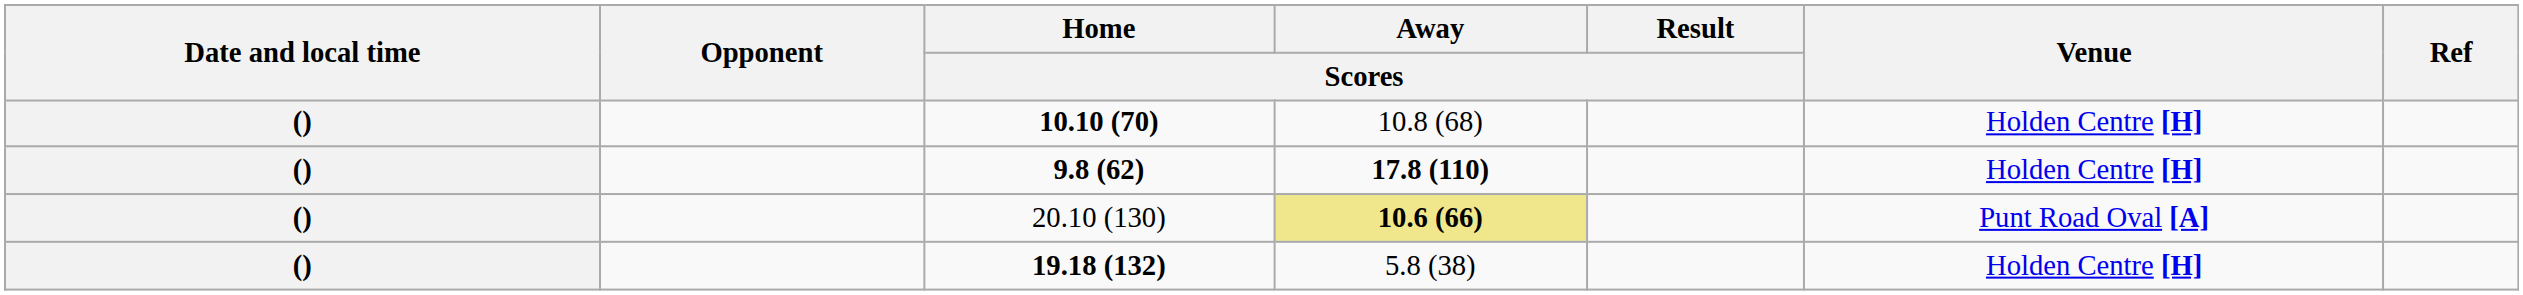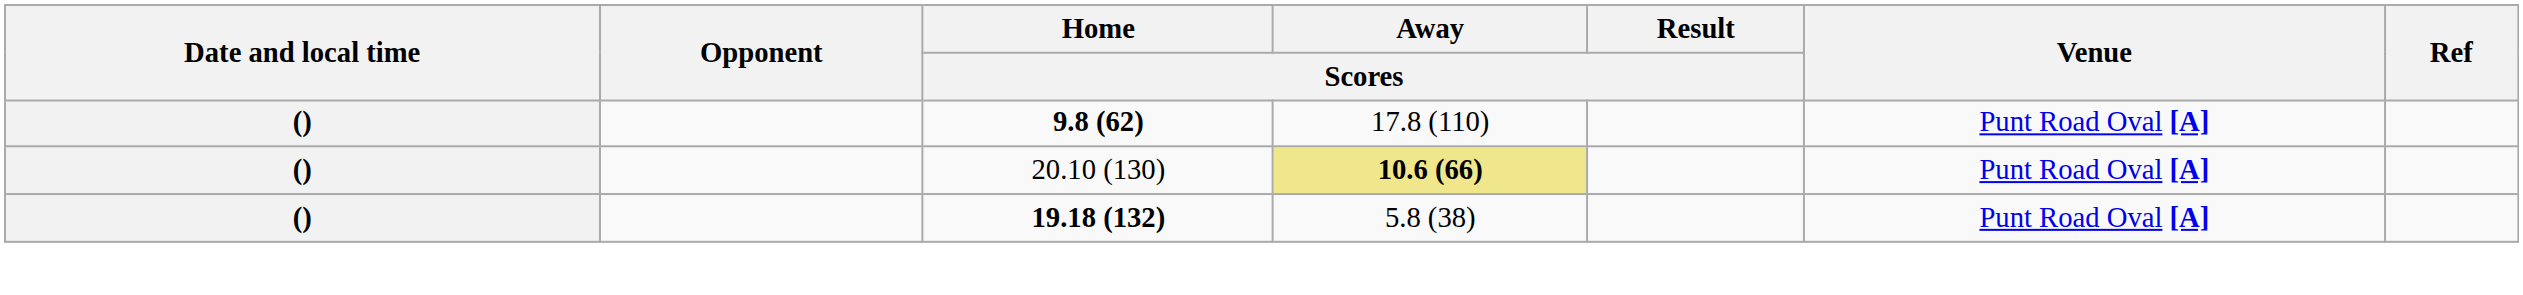- row: (1099, 123)
(1430, 170) bold -> (1430, 123) normal
(2094, 170) Holden Centre [H] -> (2094, 123) Punt Road Oval [A]
(2094, 264) Holden Centre [H] -> (2094, 217) Punt Road Oval [A]
